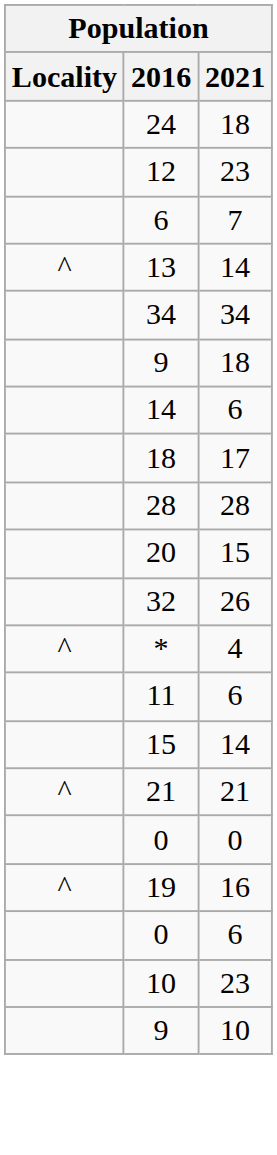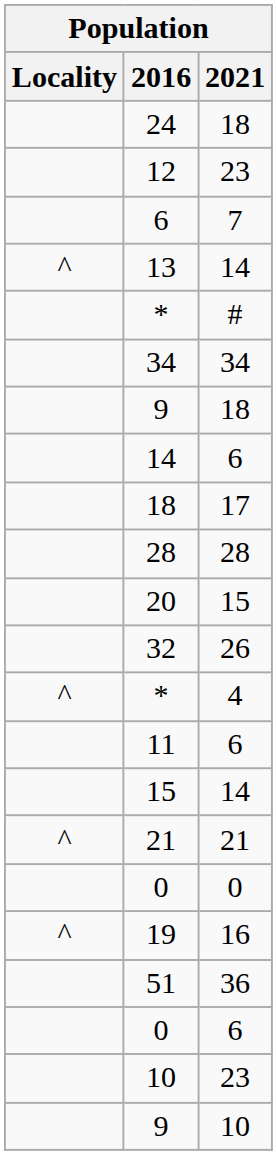+ row: (161, 314)
+ row: (161, 982)
